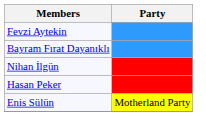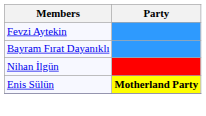- row: (34, 85)
(152, 102) normal -> (156, 85) bold
